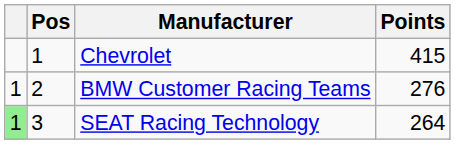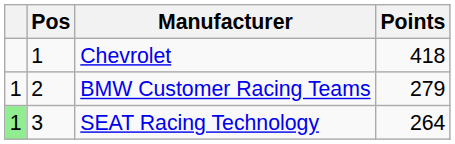(428, 55) 415 -> (428, 55) 418
(428, 89) 276 -> (428, 89) 279
